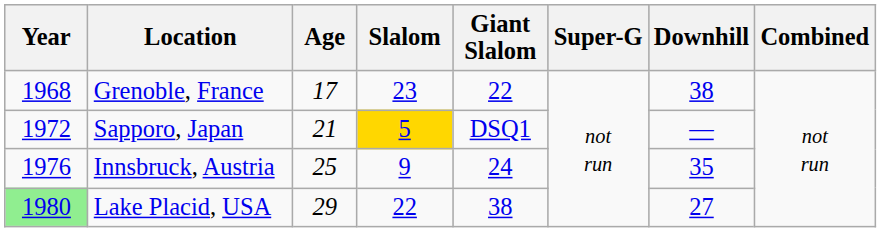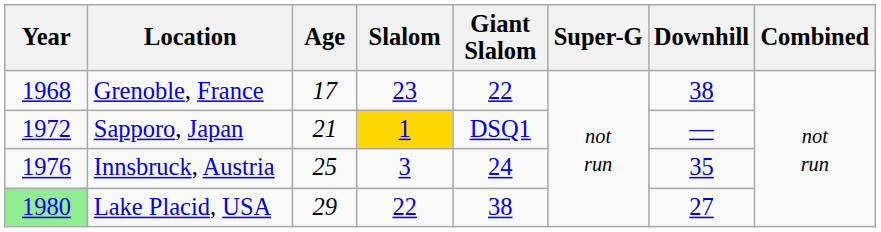(405, 129) 5 -> (405, 129) 1
(405, 167) 9 -> (405, 167) 3
